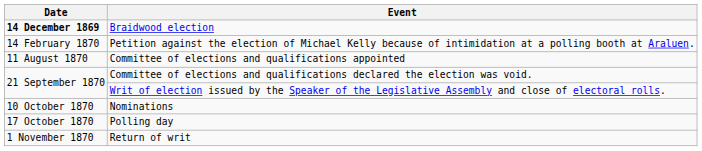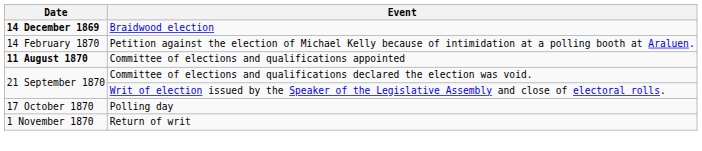(47, 59) normal -> (47, 59) bold
- row: (142, 106)
